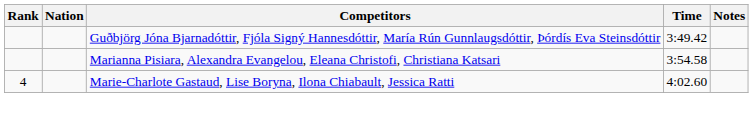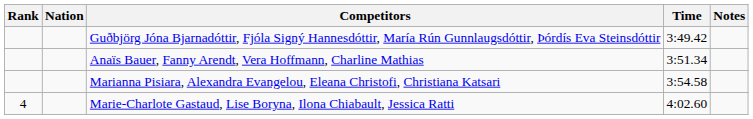+ row: (257, 59)
